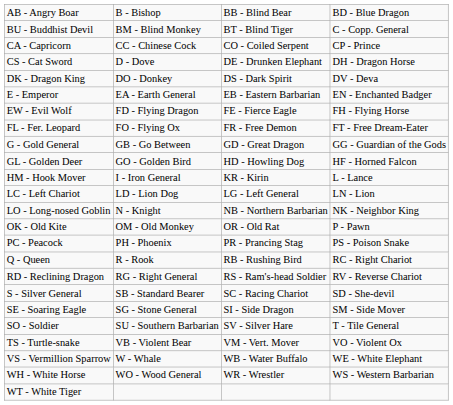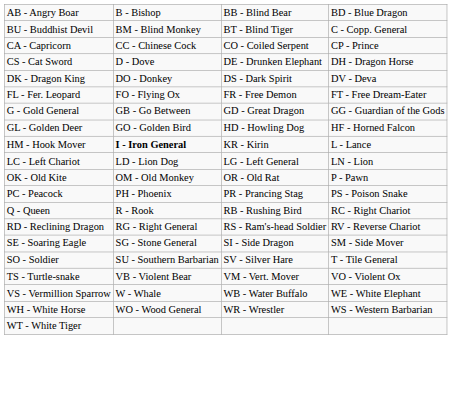- row: (32, 95)
- row: (39, 111)
(148, 177) normal -> (151, 144) bold
- row: (59, 210)
- row: (44, 293)
